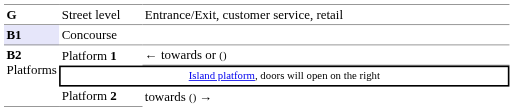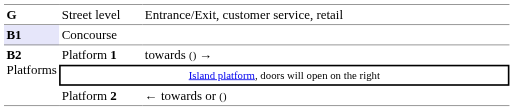(186, 55) ← towards or () -> (179, 55) towards () →
(179, 96) towards () → -> (186, 95) ← towards or ()
